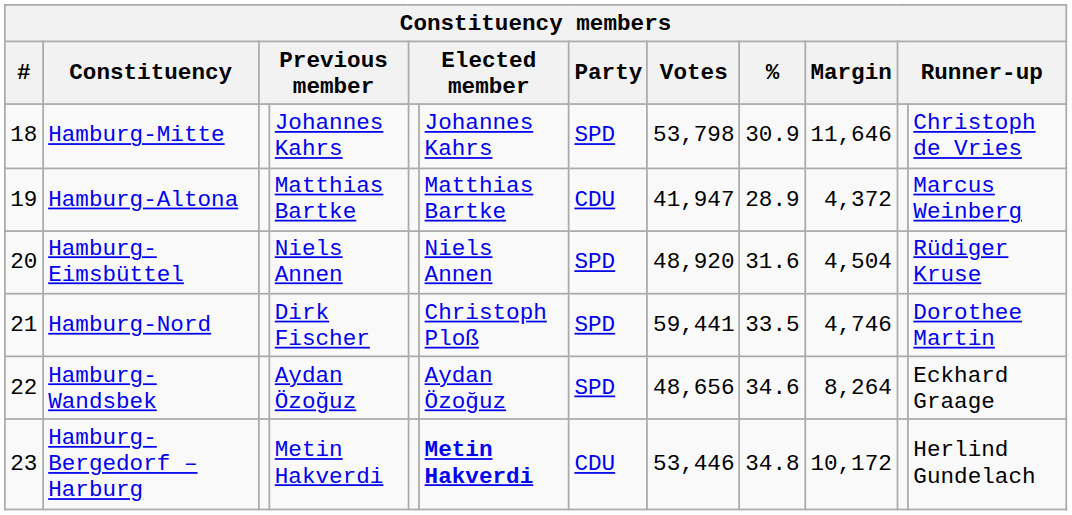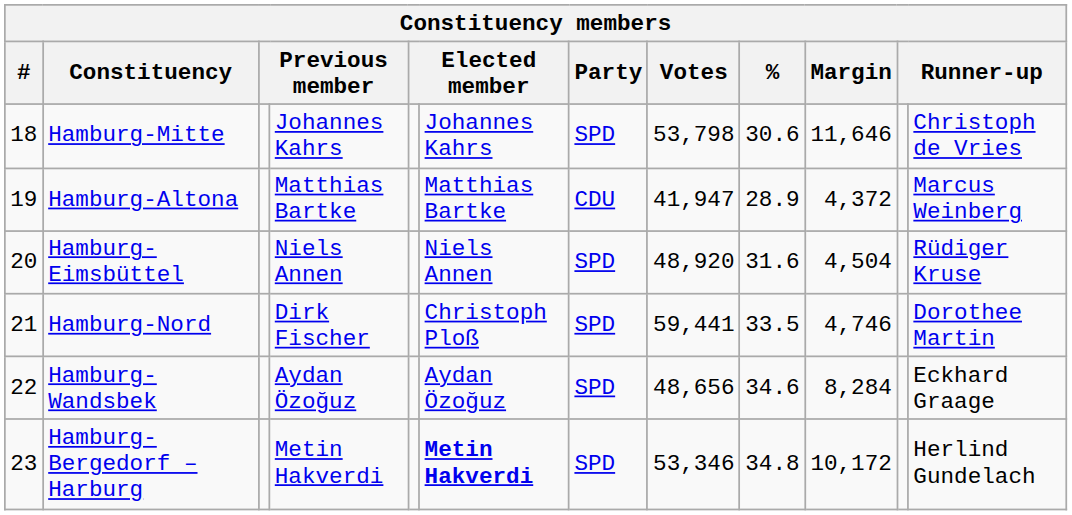(772, 136) 30.9 -> (772, 136) 30.6
(858, 388) 8,264 -> (858, 388) 8,284
(595, 464) CDU -> (595, 464) SPD
(694, 464) 53,446 -> (694, 464) 53,346
